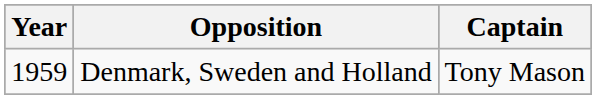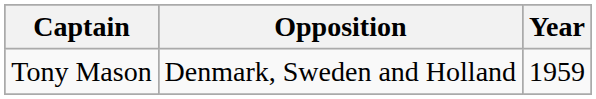columns swapped: (39, 26) <-> (515, 26)
